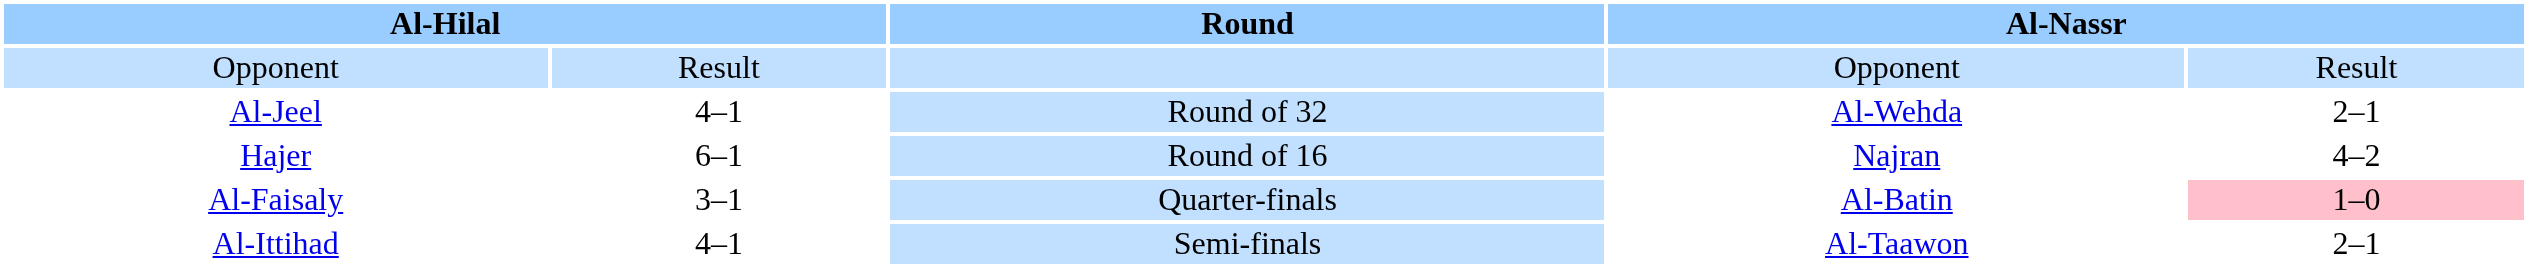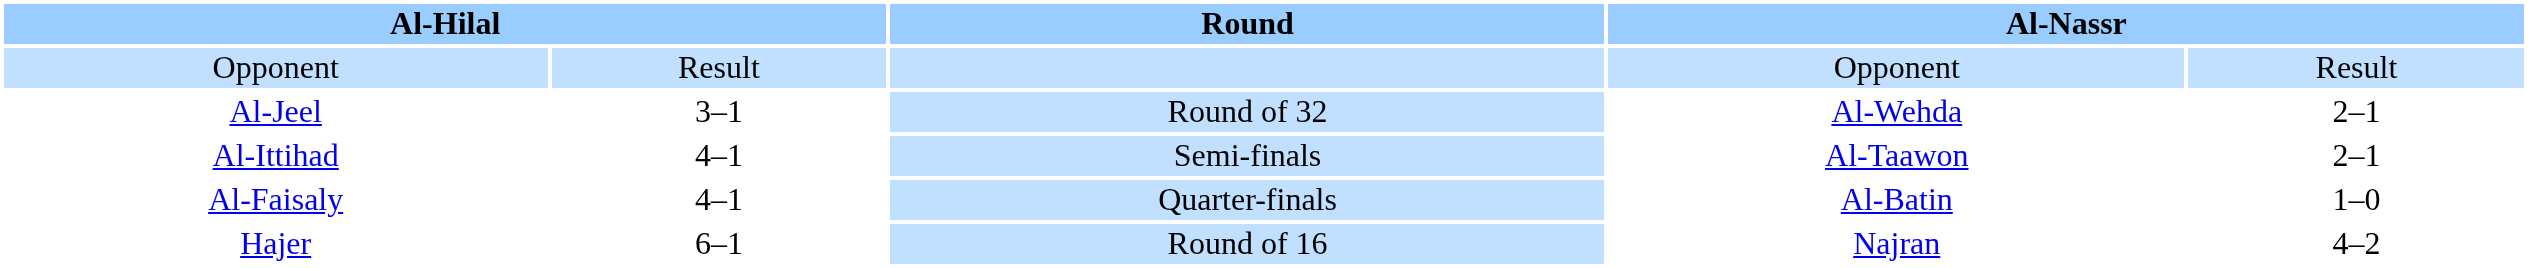(719, 111) 4–1 -> (719, 111) 3–1
rows swapped: (276, 155) <-> (276, 243)
(719, 199) 3–1 -> (719, 199) 4–1
(2356, 199) pink background -> (2356, 199) no background
